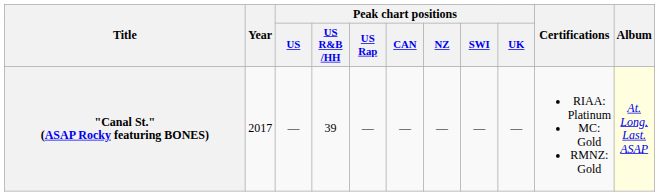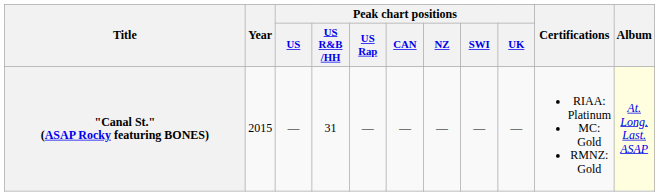(260, 128) 2017 -> (260, 128) 2015
(331, 128) 39 -> (331, 128) 31
